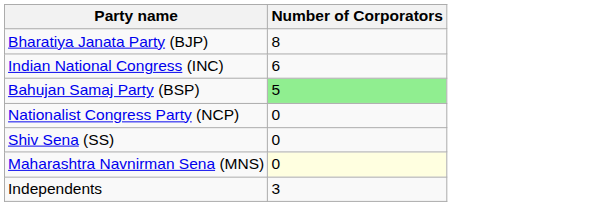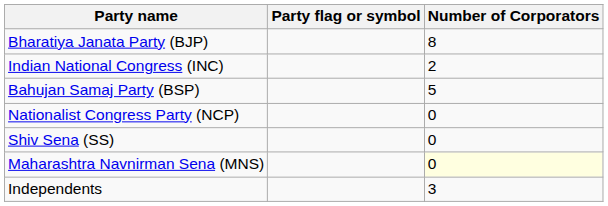+ column: (346, 16)
(276, 66) 6 -> (432, 66) 2
(276, 90) lightgreen background -> (432, 90) no background
